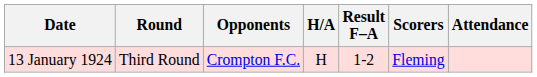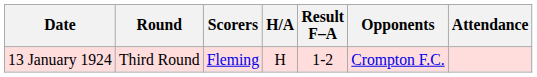columns swapped: (253, 25) <-> (418, 25)
